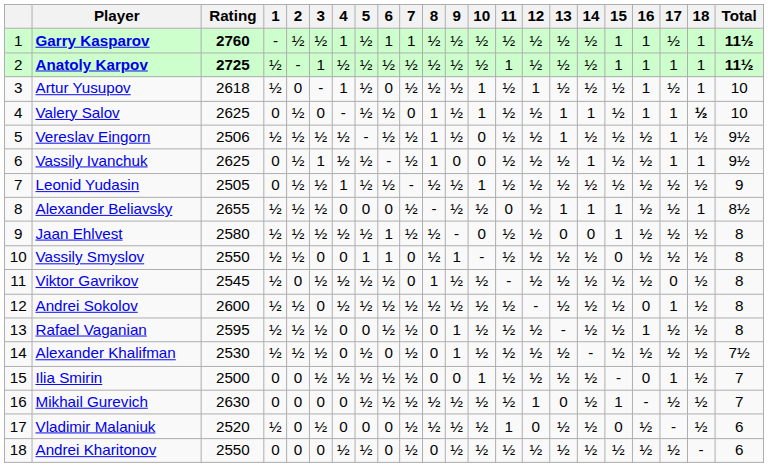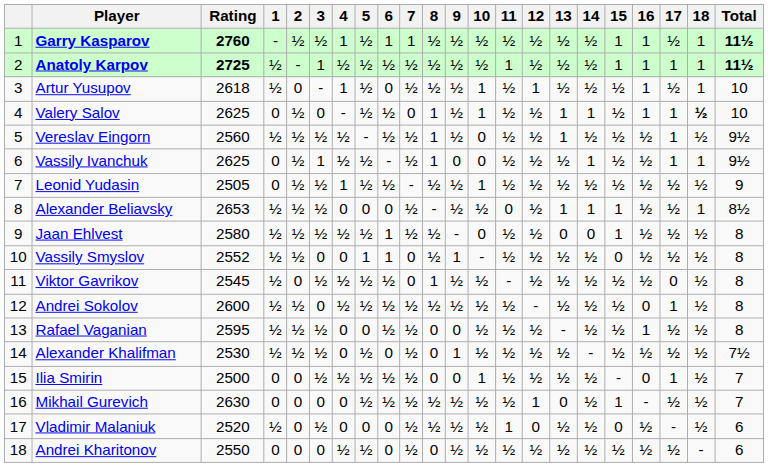(233, 137) 2506 -> (233, 137) 2560
(233, 209) 2655 -> (233, 209) 2653
(233, 257) 2550 -> (233, 257) 2552
(457, 329) 1 -> (457, 329) 0
